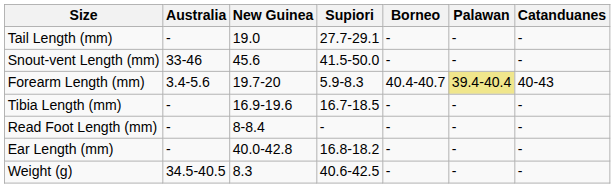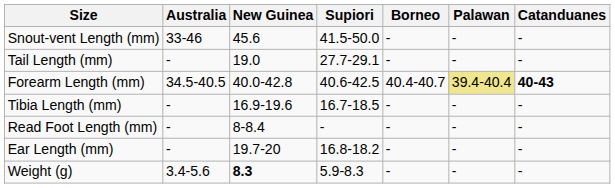rows swapped: (84, 60) <-> (60, 37)
(188, 82) 3.4-5.6 -> (196, 82) 34.5-40.5
(257, 82) 19.7-20 -> (262, 82) 40.0-42.8
(342, 82) 5.9-8.3 -> (350, 82) 40.6-42.5
(536, 82) normal -> (536, 82) bold
(262, 149) 40.0-42.8 -> (257, 149) 19.7-20
(196, 171) 34.5-40.5 -> (188, 171) 3.4-5.6
(243, 171) normal -> (243, 171) bold
(350, 171) 40.6-42.5 -> (342, 171) 5.9-8.3
